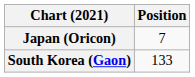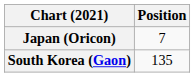(162, 60) 133 -> (162, 60) 135
